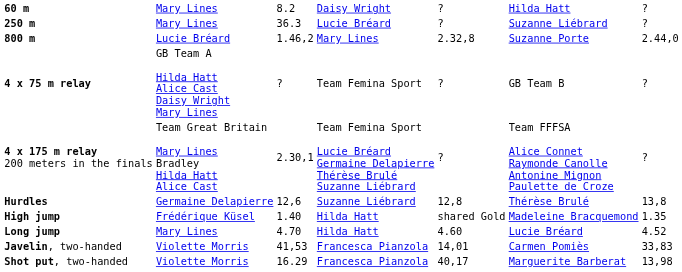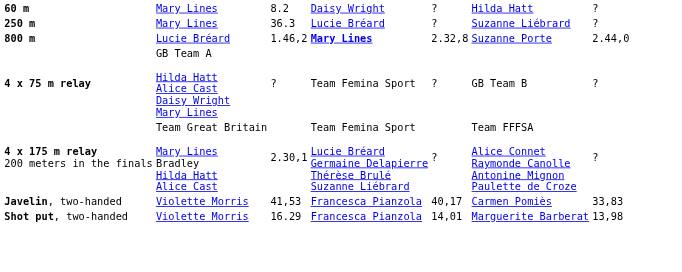(348, 38) normal -> (342, 38) bold
- row: (26, 202)
- row: (32, 217)
- row: (32, 232)
(453, 247) 14,01 -> (447, 202) 40,17
(453, 262) 40,17 -> (447, 217) 14,01
